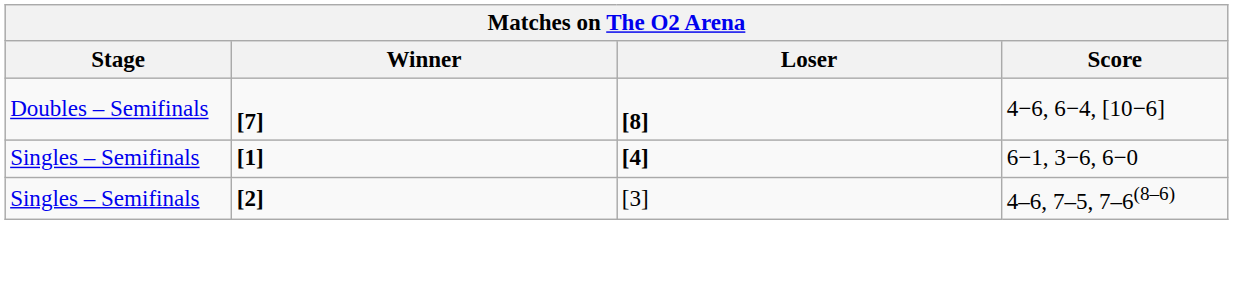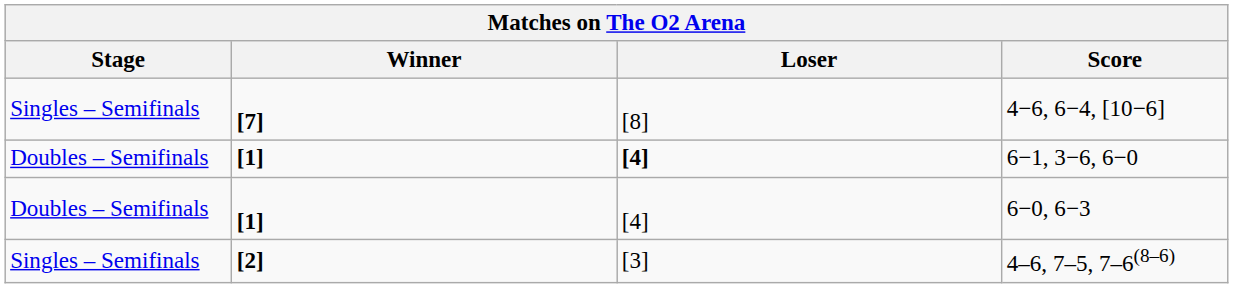(109, 108) Doubles – Semifinals -> (105, 108) Singles – Semifinals
(635, 121) bold -> (635, 121) normal
(105, 158) Singles – Semifinals -> (109, 158) Doubles – Semifinals
+ row: (1049, 207)
